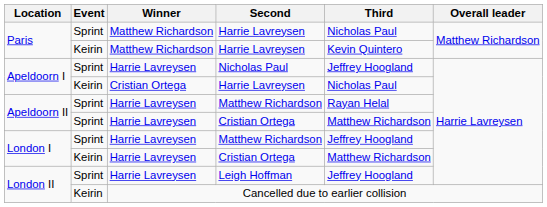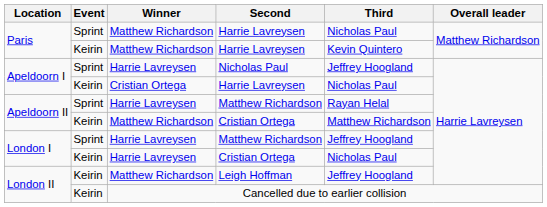(88, 121) Sprint -> (88, 121) Keirin
(153, 121) Harrie Lavreysen -> (161, 121) Matthew Richardson
(379, 157) Matthew Richardson -> (362, 157) Nicholas Paul
(88, 175) Sprint -> (88, 175) Keirin
(153, 175) Harrie Lavreysen -> (161, 175) Matthew Richardson
